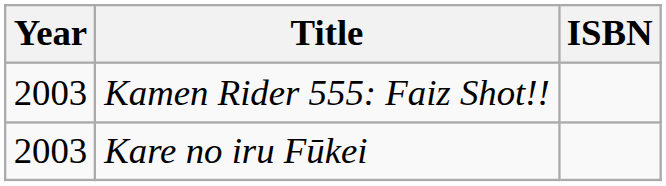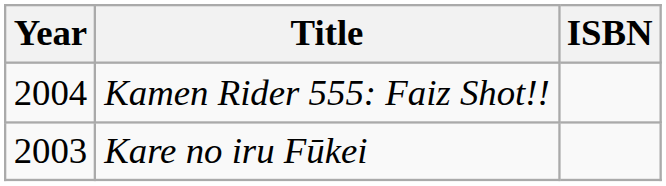(50, 92) 2003 -> (50, 92) 2004
